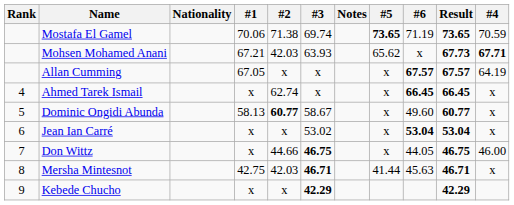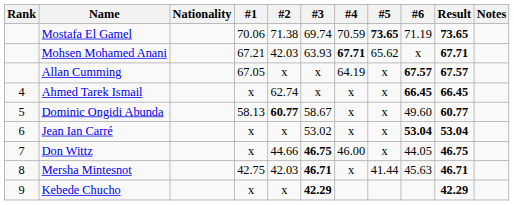columns swapped: (492, 14) <-> (352, 14)
(456, 53) 67.73 -> (454, 53) 67.71
